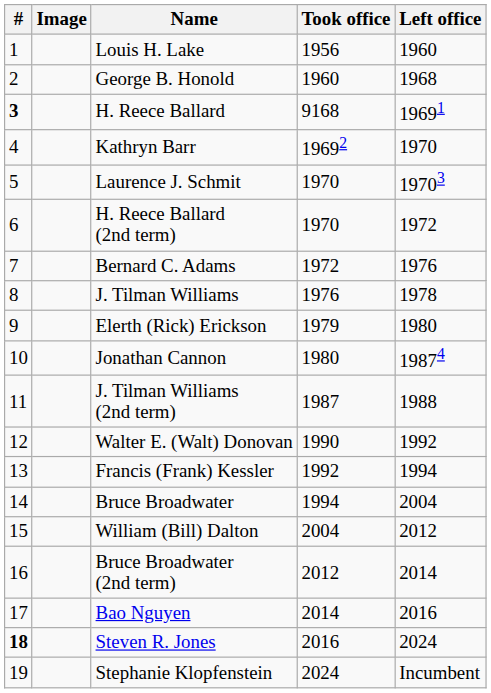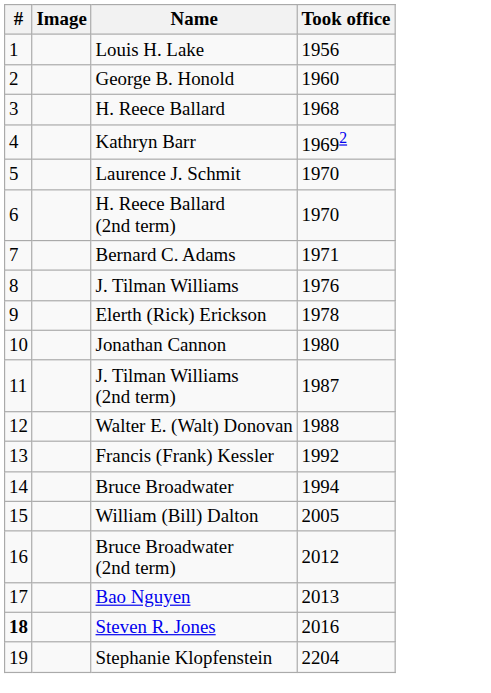- column: (440, 19)
(14, 111) bold -> (14, 109) normal
(320, 111) 9168 -> (320, 109) 1968
(320, 265) 1972 -> (320, 255) 1971
(320, 325) 1979 -> (320, 315) 1978
(320, 441) 1990 -> (320, 426) 1988
(320, 531) 2004 -> (320, 516) 2005
(320, 612) 2014 -> (320, 597) 2013
(320, 672) 2024 -> (320, 657) 2204
